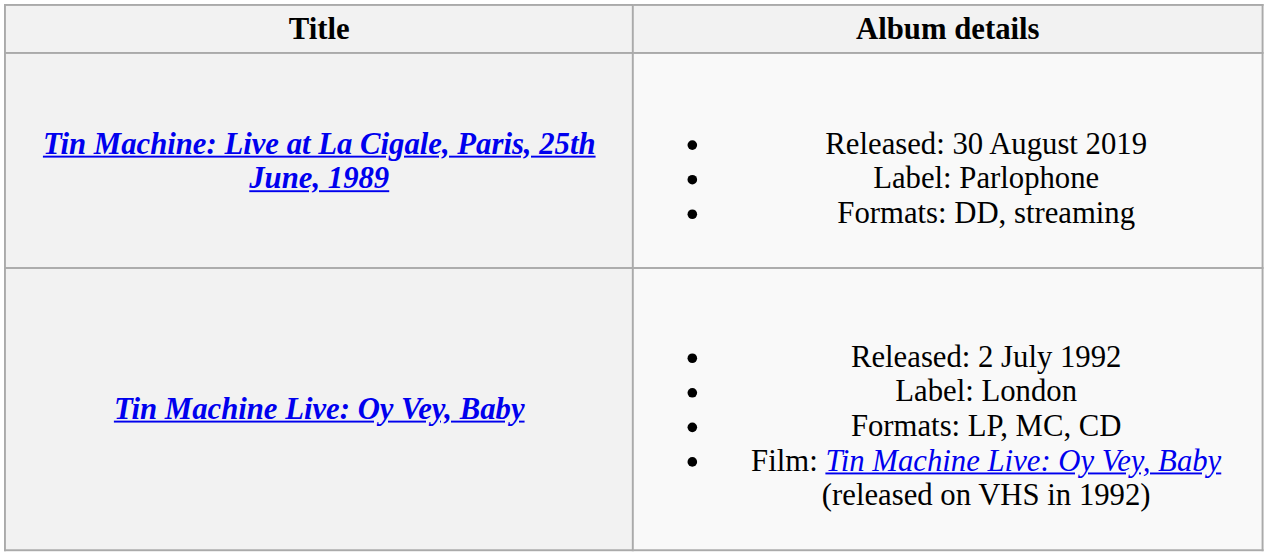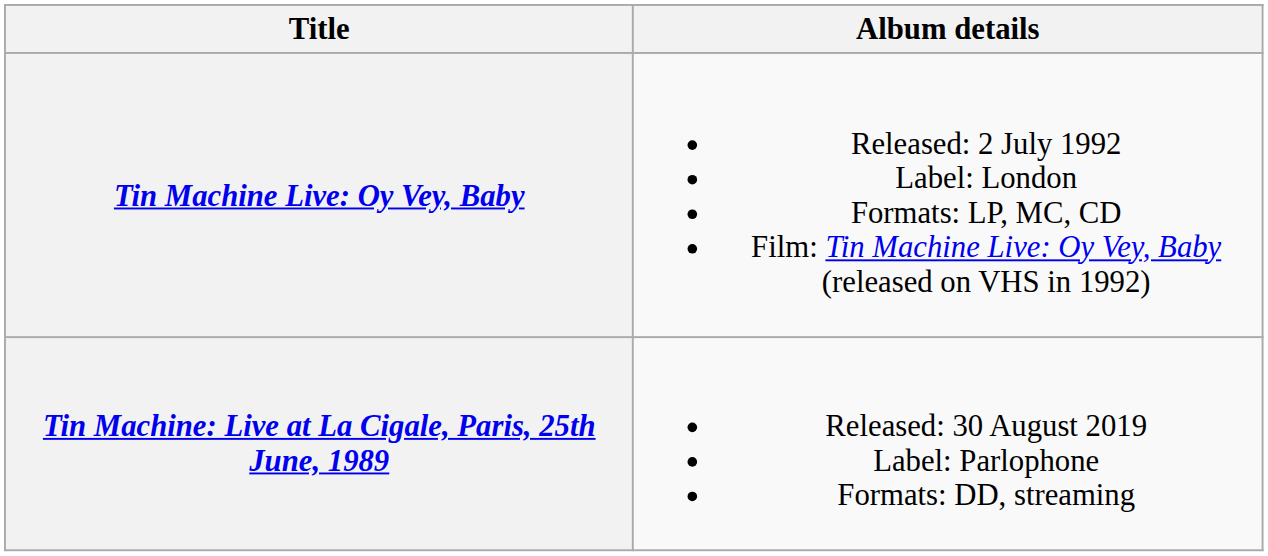rows swapped: (319, 408) <-> (319, 160)
